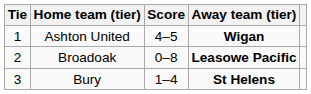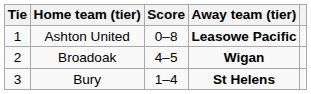(166, 36) 4–5 -> (166, 36) 0–8
(244, 36) Wigan -> (244, 36) Leasowe Pacific
(166, 58) 0–8 -> (166, 58) 4–5
(244, 58) Leasowe Pacific -> (244, 58) Wigan
